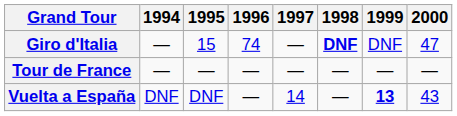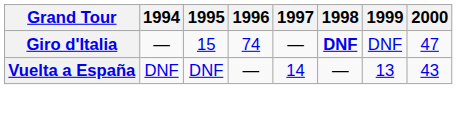- row: (72, 70)
(385, 96) bold -> (385, 70) normal
